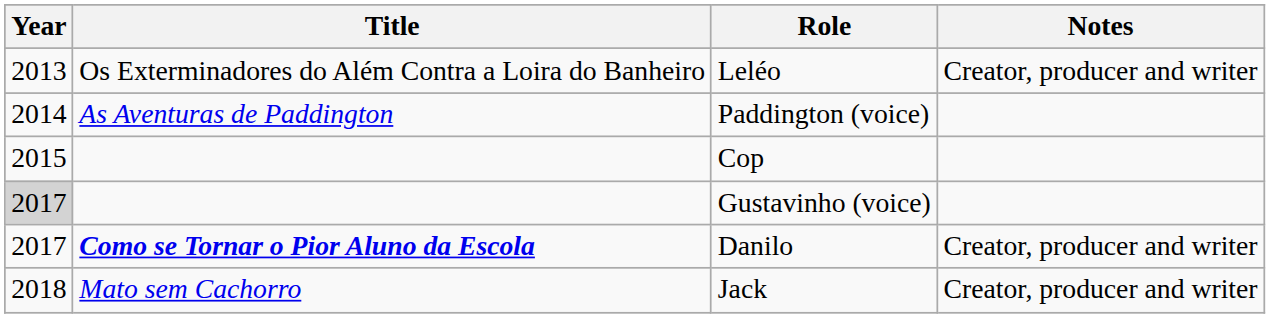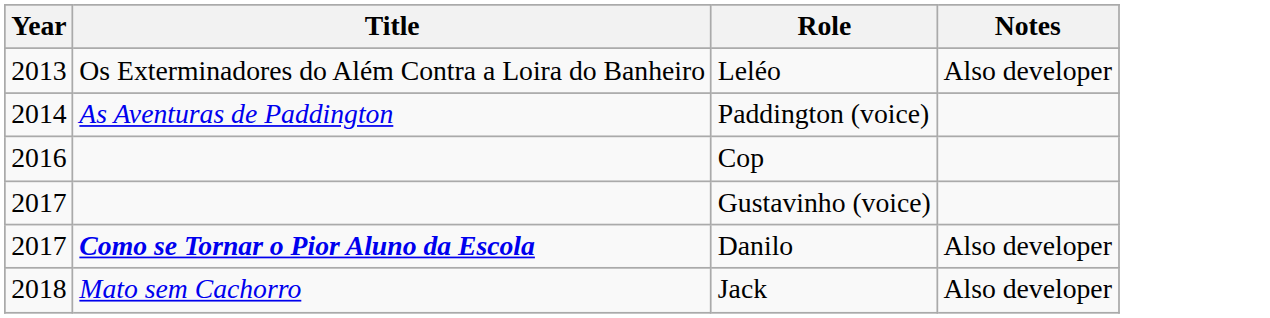(1101, 70) Creator, producer and writer -> (1028, 70) Also developer
(39, 158) 2015 -> (39, 158) 2016
(39, 202) lightgrey background -> (39, 202) no background
(1101, 245) Creator, producer and writer -> (1028, 245) Also developer
(1101, 289) Creator, producer and writer -> (1028, 289) Also developer
